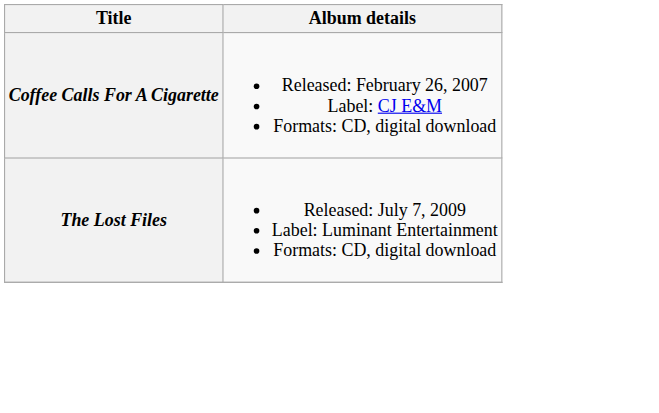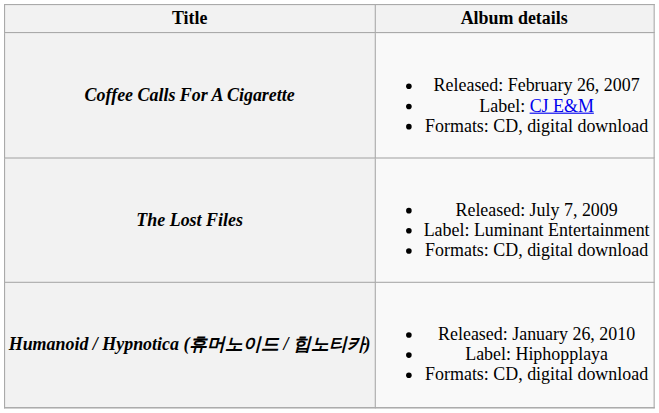+ row: (190, 344)
